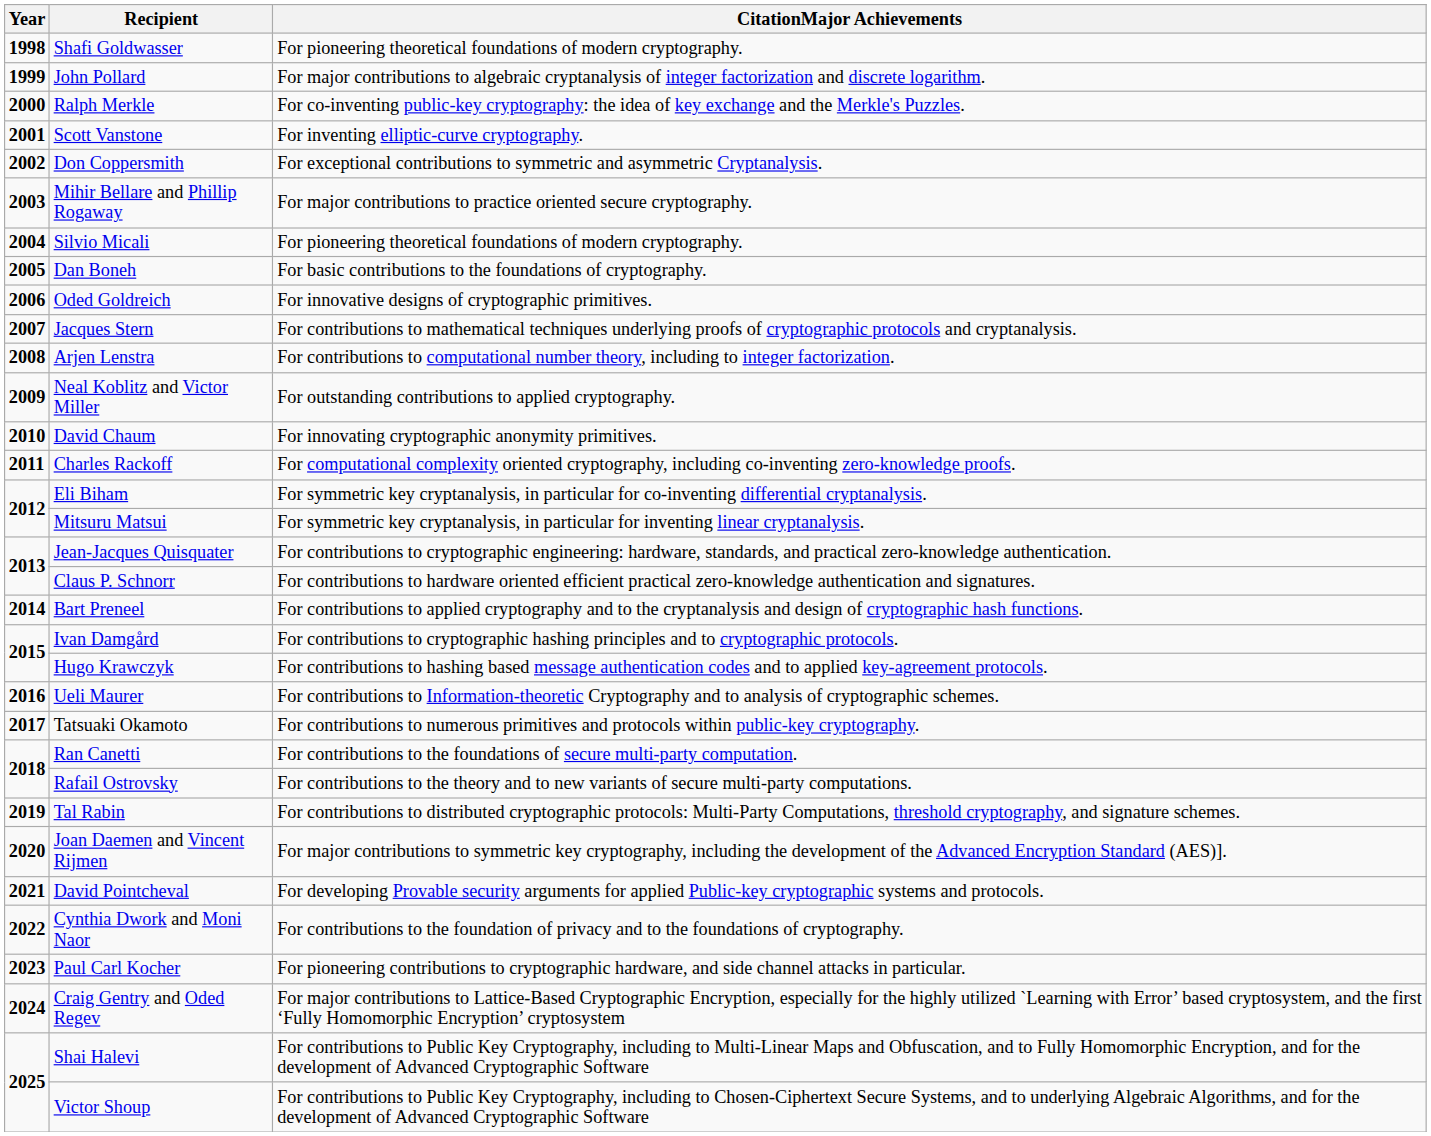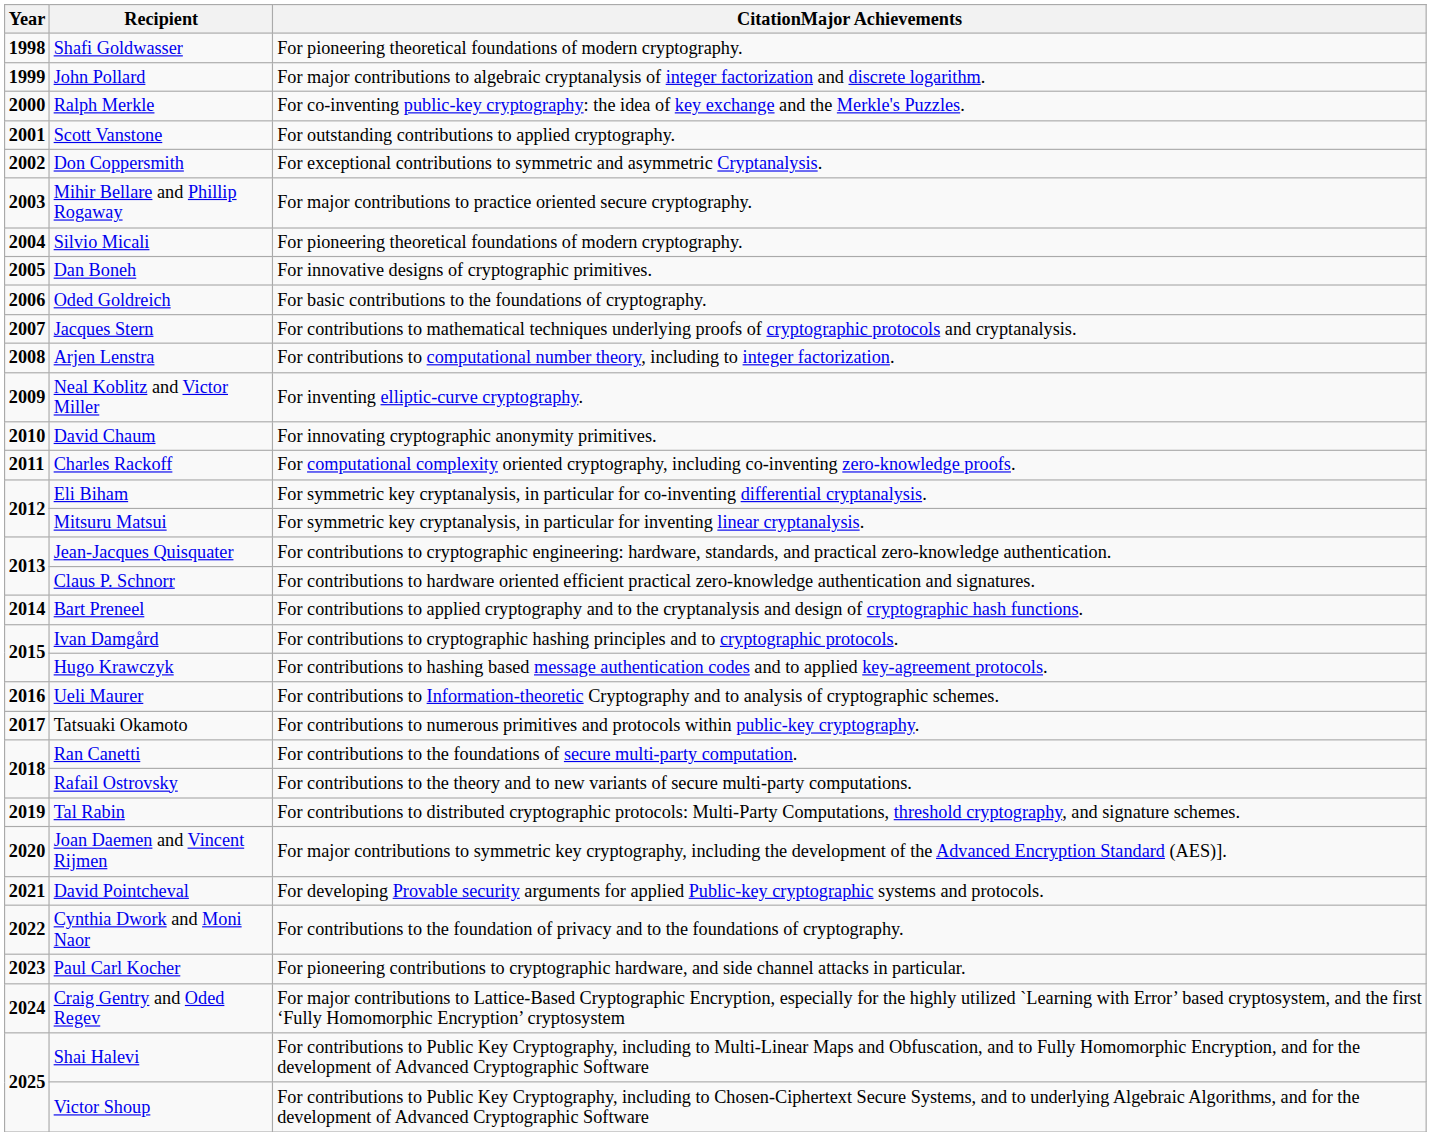(430, 134) For inventing elliptic-curve cryptography. -> (476, 134) For outstanding contributions to applied cryptography.
(492, 270) For basic contributions to the foundations of cryptography. -> (465, 270) For innovative designs of cryptographic primitives.
(465, 299) For innovative designs of cryptographic primitives. -> (492, 299) For basic contributions to the foundations of cryptography.
(476, 396) For outstanding contributions to applied cryptography. -> (430, 396) For inventing elliptic-curve cryptography.
